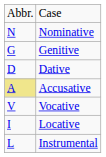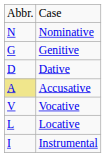(9, 124) I -> (11, 124) L
(11, 143) L -> (9, 143) I
